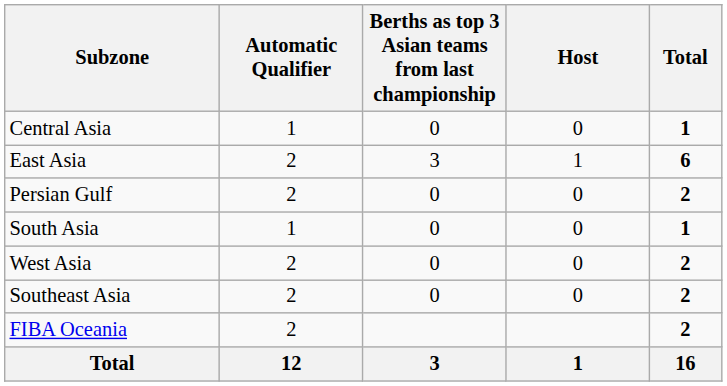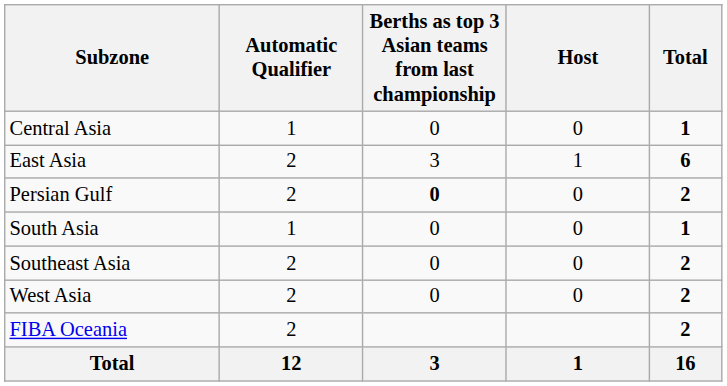(435, 195) normal -> (435, 195) bold
rows swapped: (70, 296) <-> (50, 262)
